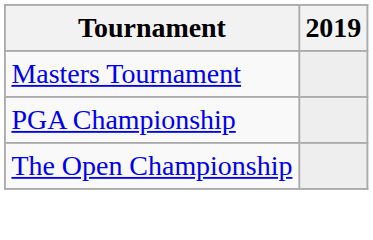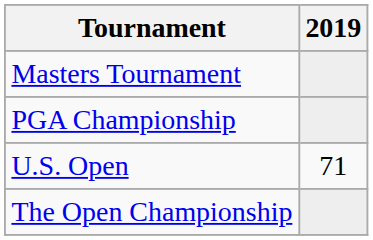+ row: (70, 166)
